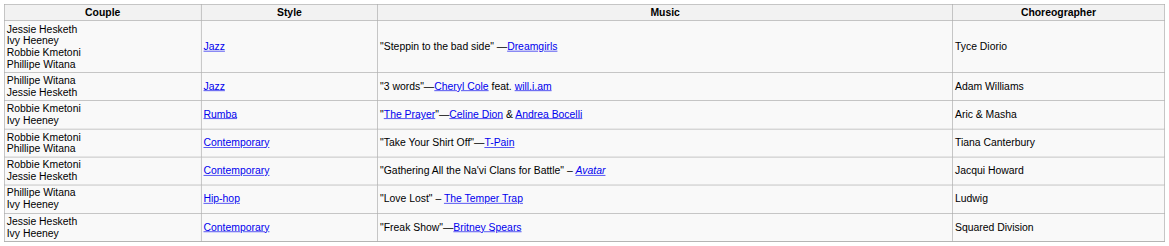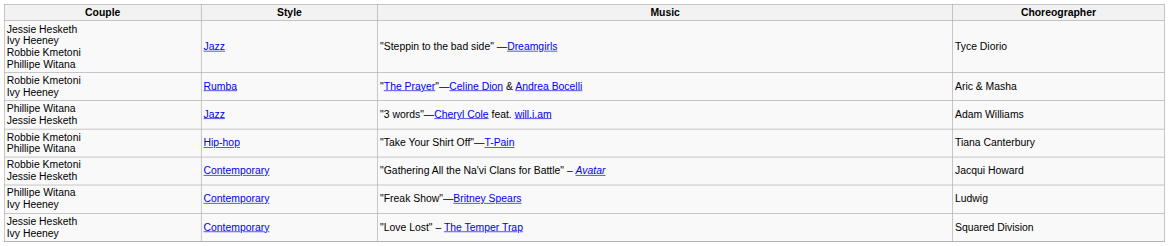rows swapped: (44, 114) <-> (42, 86)
(236, 143) Contemporary -> (222, 143) Hip-hop
(222, 199) Hip-hop -> (236, 199) Contemporary
(452, 199) "Love Lost" – The Temper Trap -> (451, 199) "Freak Show"—Britney Spears
(451, 227) "Freak Show"—Britney Spears -> (452, 227) "Love Lost" – The Temper Trap
